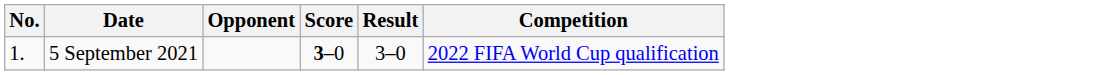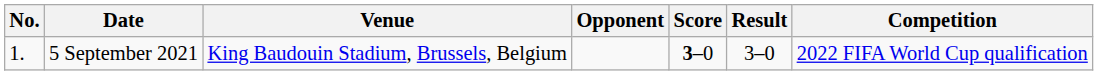+ column: (387, 20)
